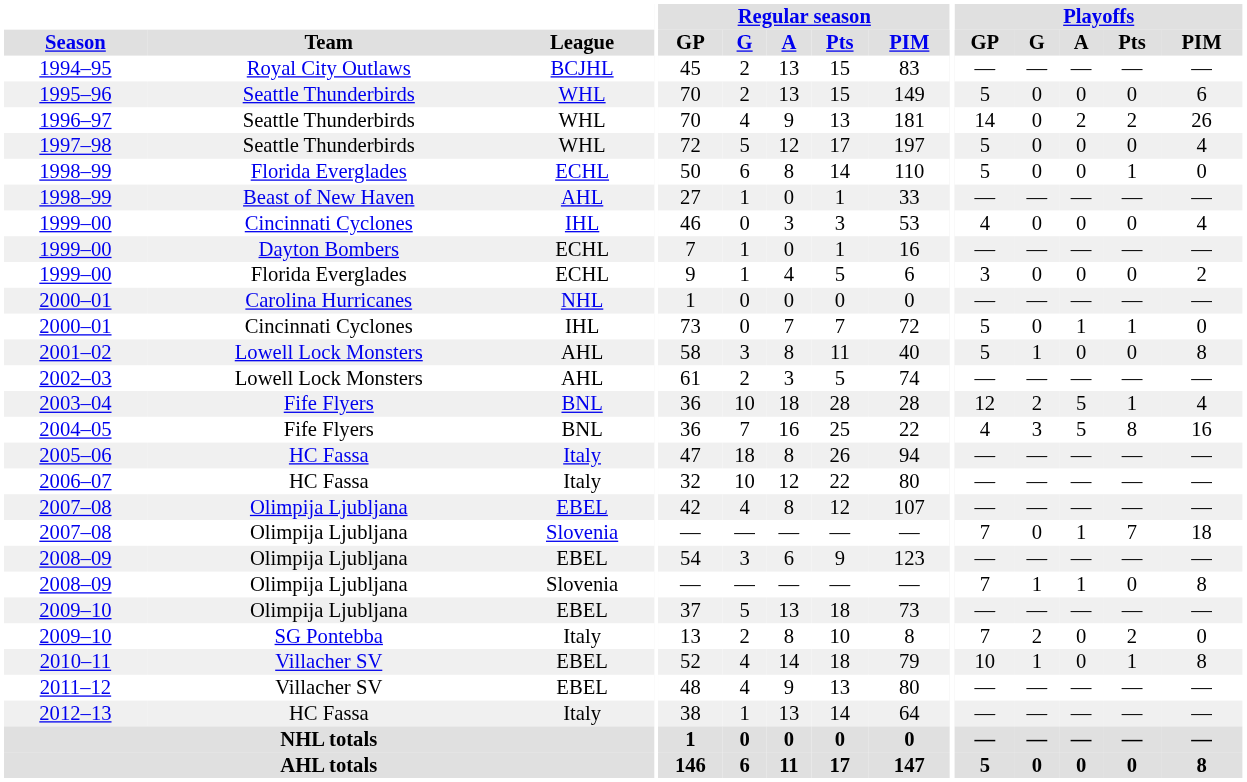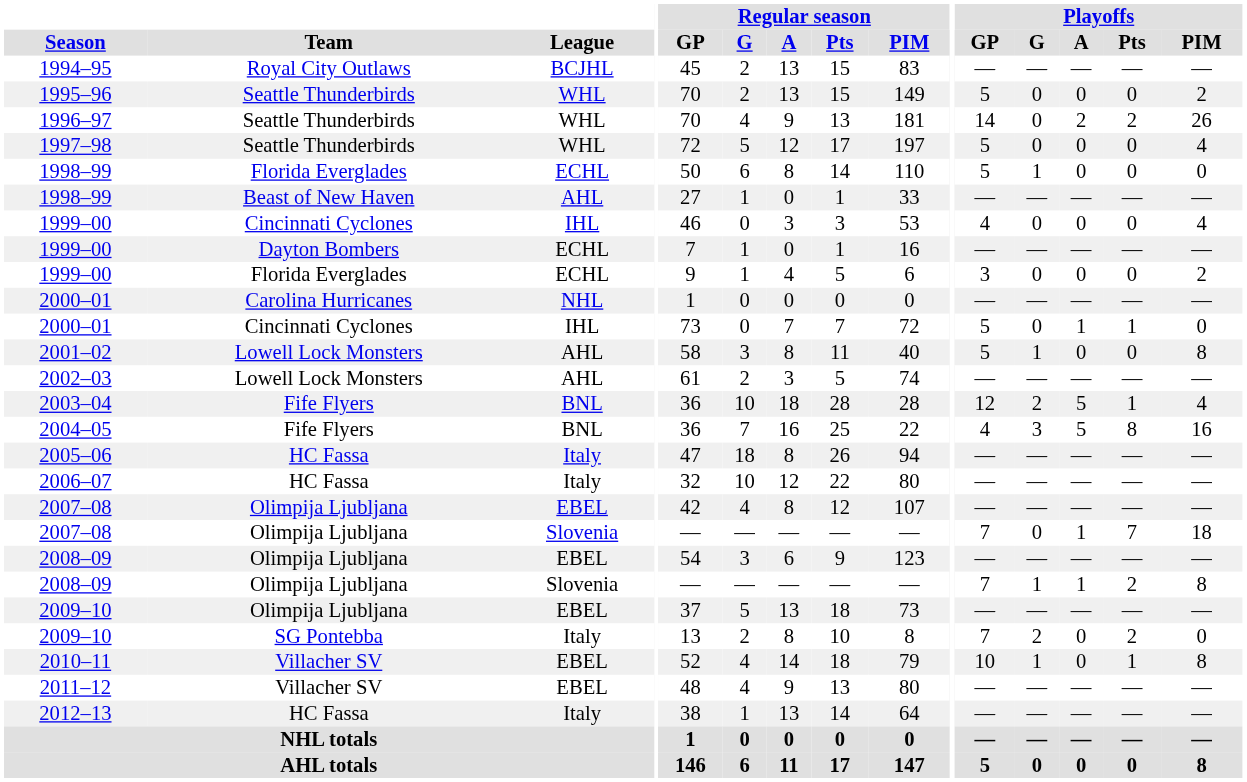(1202, 94) 6 -> (1202, 94) 2
(1037, 171) 0 -> (1037, 171) 1
(1132, 171) 1 -> (1132, 171) 0
(1132, 584) 0 -> (1132, 584) 2
